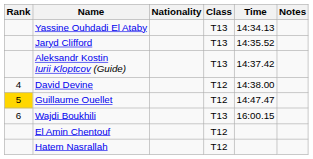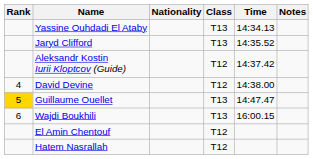(219, 64) T13 -> (219, 64) T12
(219, 100) T12 -> (219, 100) T13
